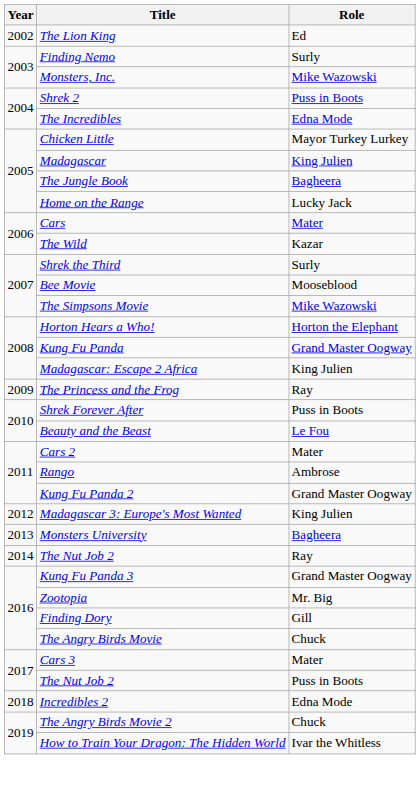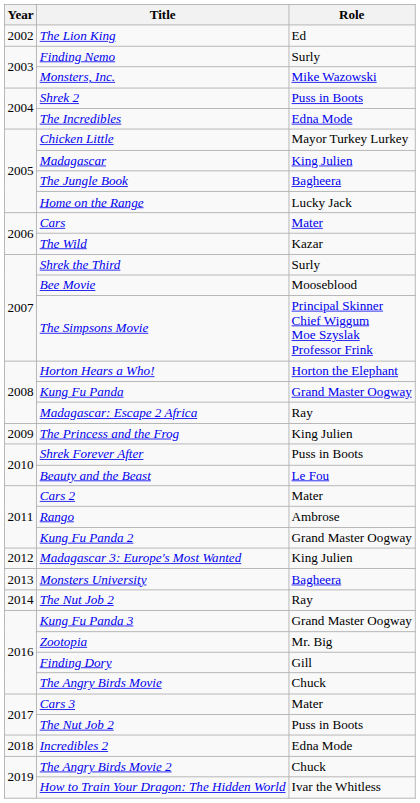(334, 306) Mike Wazowski -> (337, 328) Principal Skinner Chief Wiggum Moe Szyslak Professor Frink
(322, 368) King Julien -> (302, 412) Ray
(302, 389) Ray -> (322, 433) King Julien
